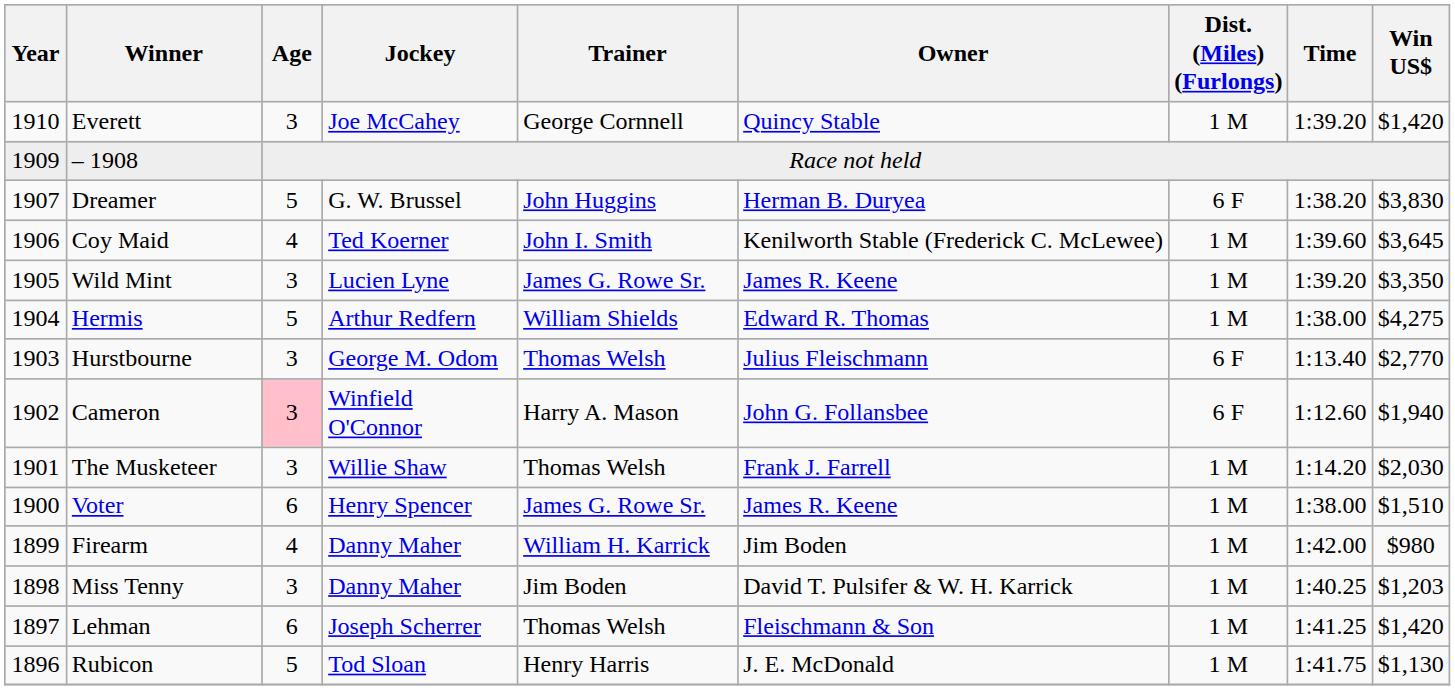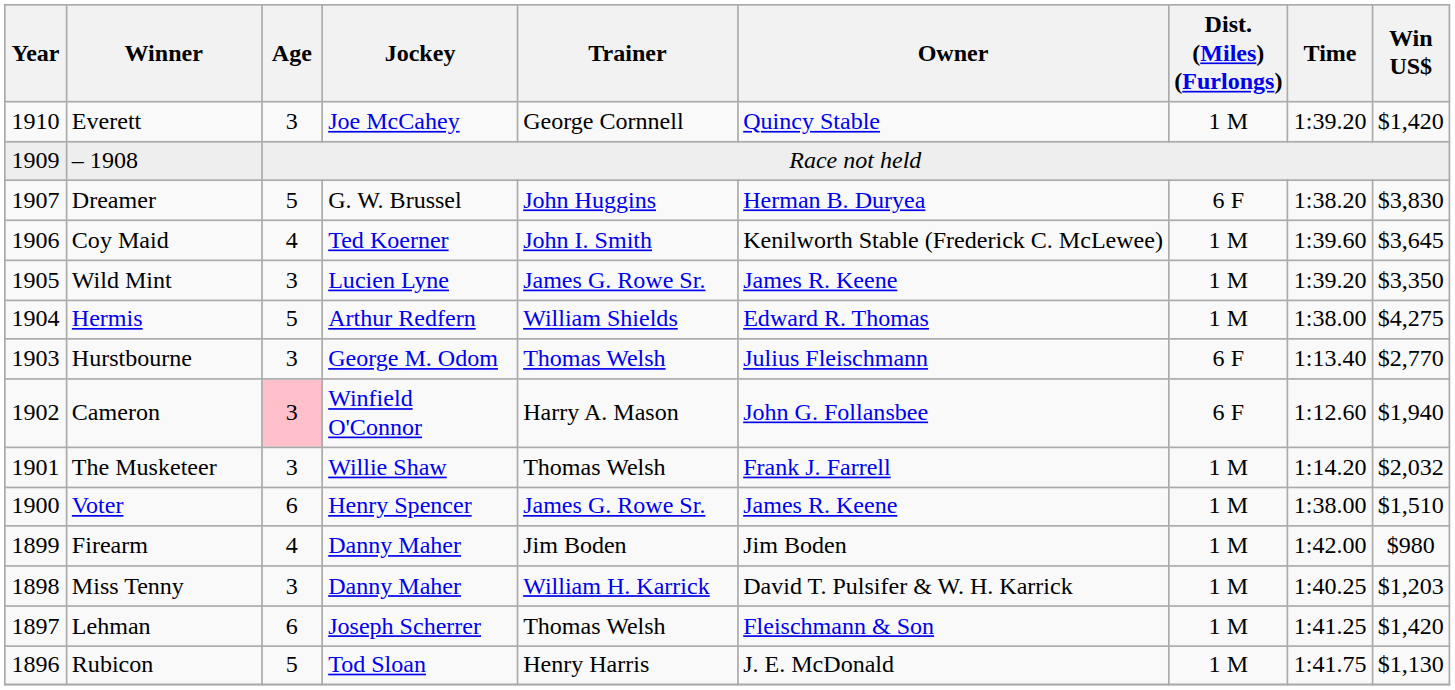(1411, 466) $2,030 -> (1411, 466) $2,032
(616, 546) William H. Karrick -> (575, 546) Jim Boden
(575, 585) Jim Boden -> (616, 585) William H. Karrick
